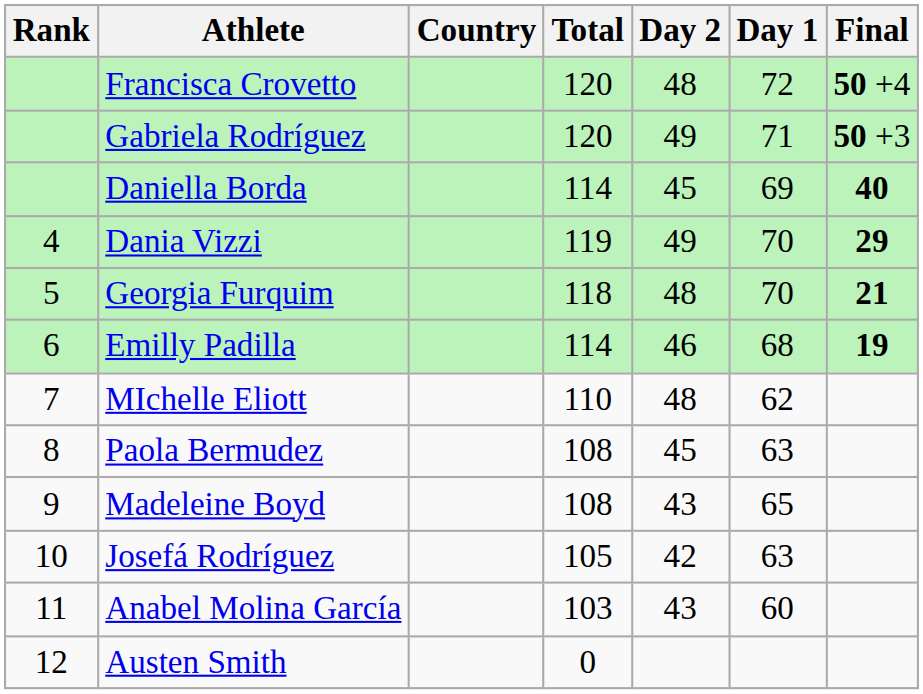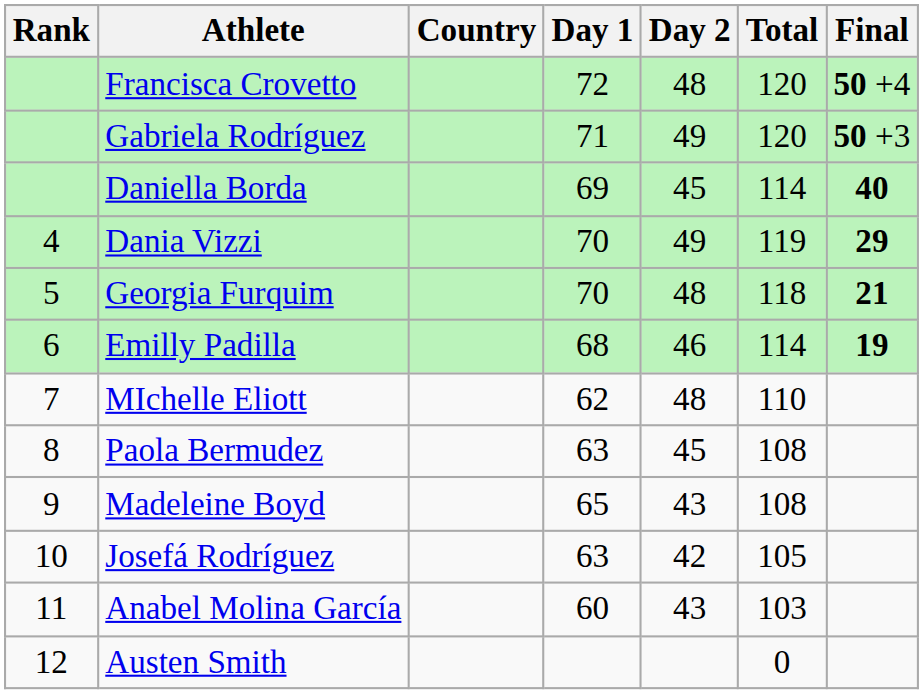columns swapped: (777, 30) <-> (588, 30)
